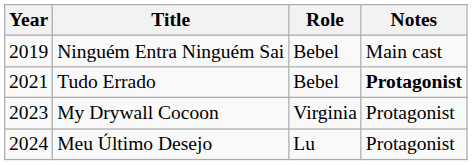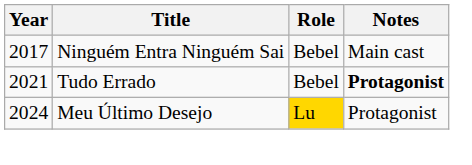(29, 50) 2019 -> (29, 50) 2017
- row: (138, 112)
(304, 143) no background -> (304, 112) gold background
